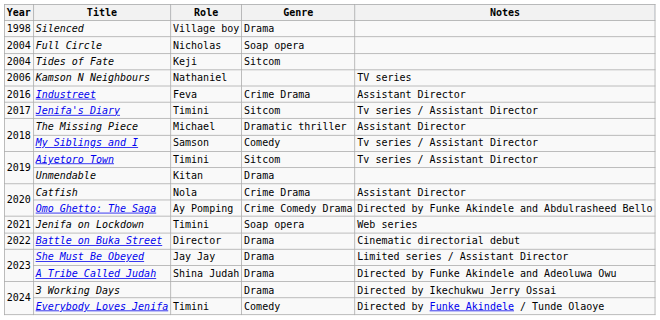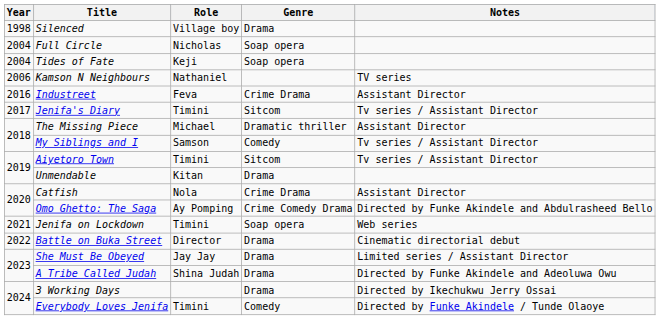(262, 61) Sitcom -> (274, 61) Soap opera
